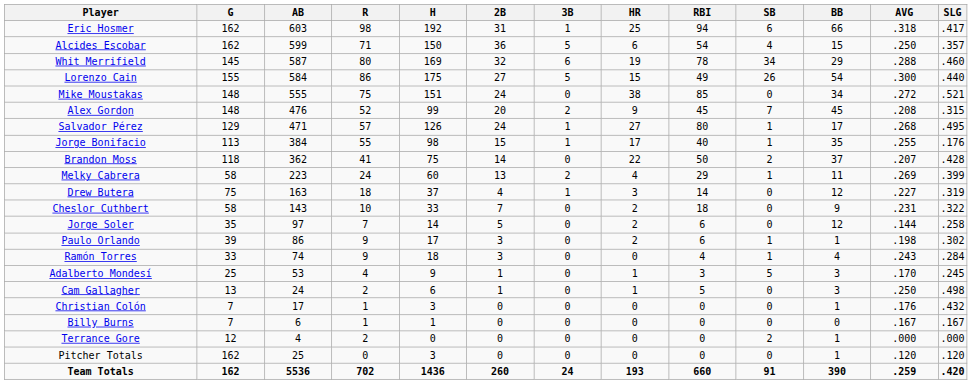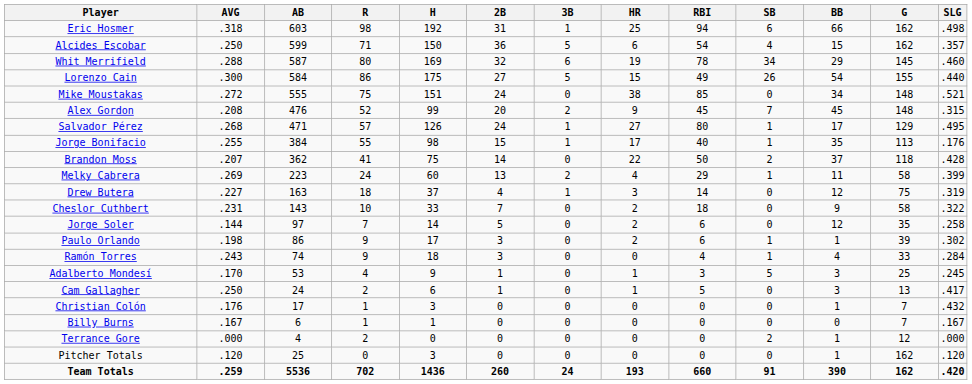columns swapped: (231, 13) <-> (904, 13)
(952, 29) .417 -> (952, 29) .498
(952, 290) .498 -> (952, 290) .417
